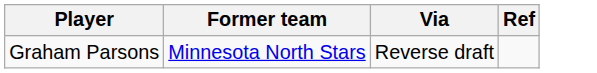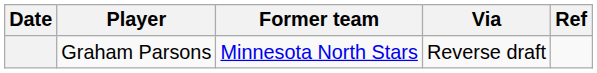+ column: (31, 20)
